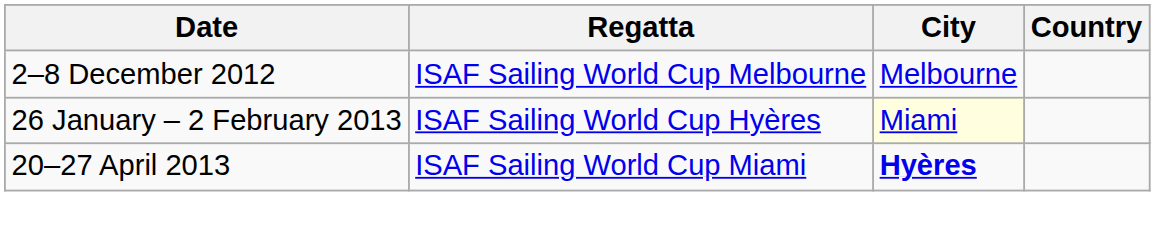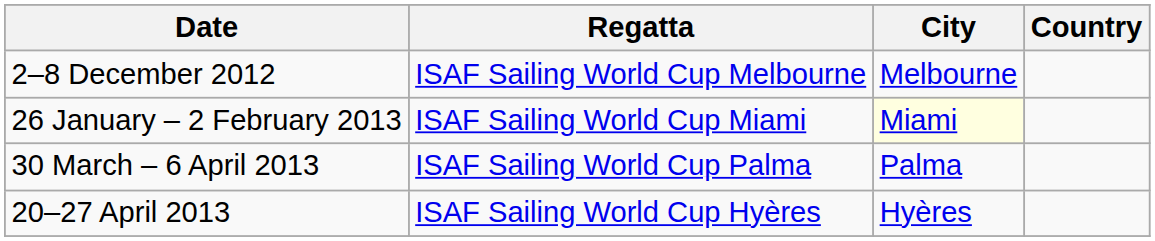(618, 119) ISAF Sailing World Cup Hyères -> (611, 119) ISAF Sailing World Cup Miami
+ row: (165, 166)
(611, 166) ISAF Sailing World Cup Miami -> (618, 212) ISAF Sailing World Cup Hyères
(928, 166) bold -> (926, 212) normal
